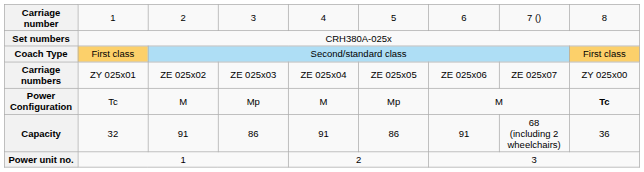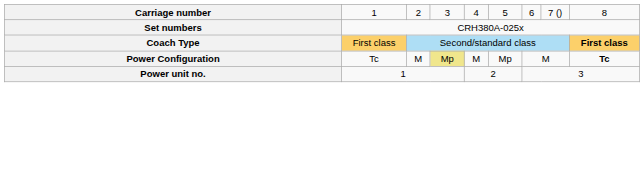(604, 54) normal -> (604, 43) bold
- row: (41, 75)
(253, 101) no background -> (447, 58) khaki background
- row: (41, 133)
